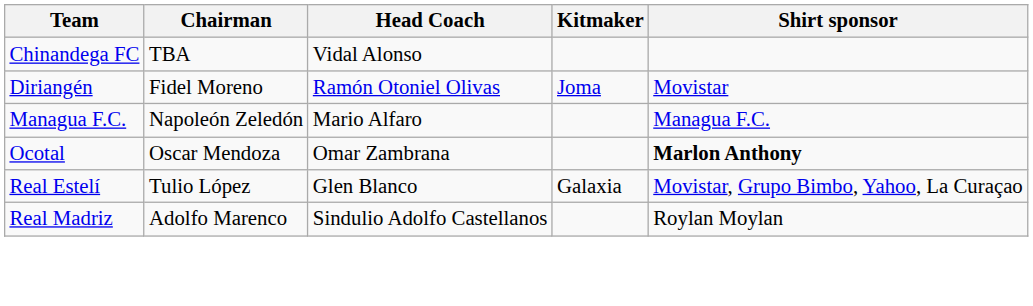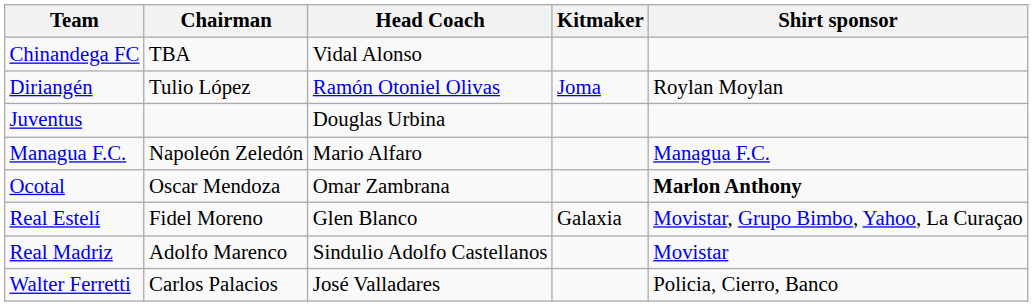(206, 86) Fidel Moreno -> (200, 86) Tulio López
(691, 86) Movistar -> (718, 86) Roylan Moylan
+ row: (46, 119)
(200, 185) Tulio López -> (206, 218) Fidel Moreno
(718, 218) Roylan Moylan -> (691, 251) Movistar
+ row: (70, 284)
